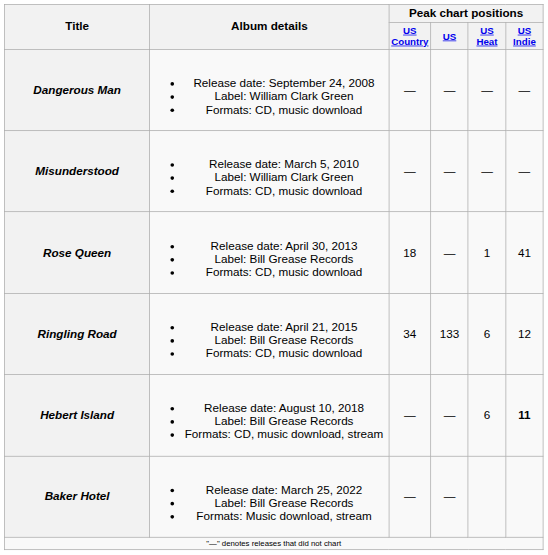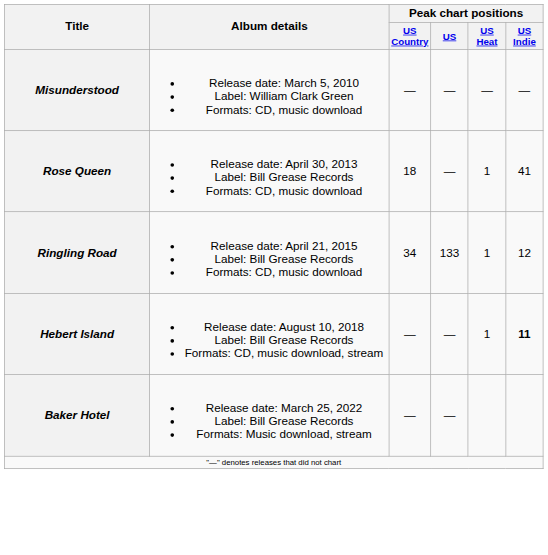- row: (77, 90)
(487, 334) 6 -> (487, 252) 1
(487, 415) 6 -> (487, 334) 1
